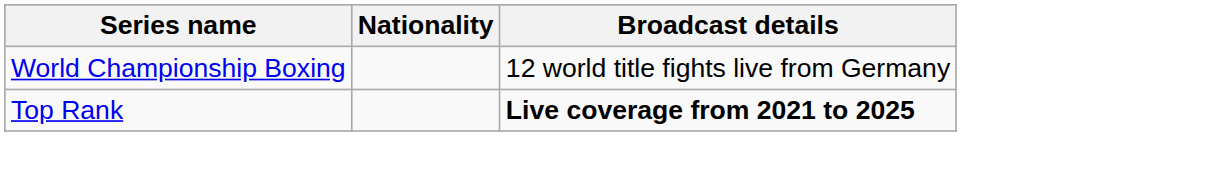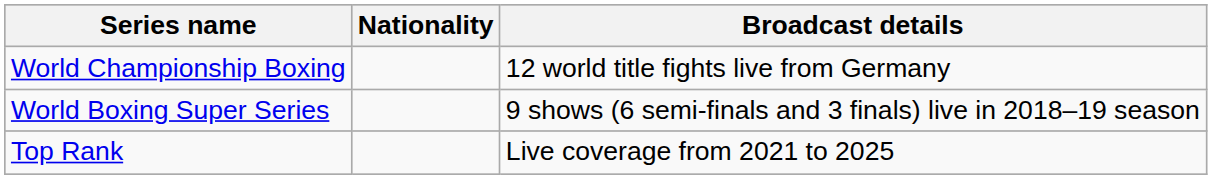+ row: (170, 109)
(710, 109) bold -> (700, 151) normal
